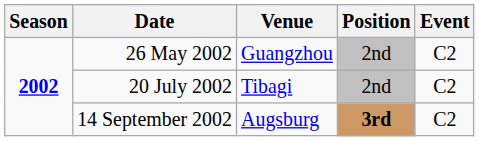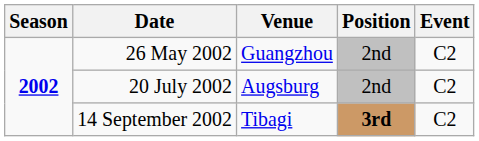(267, 86) Tibagi -> (280, 86) Augsburg
(280, 119) Augsburg -> (267, 119) Tibagi
